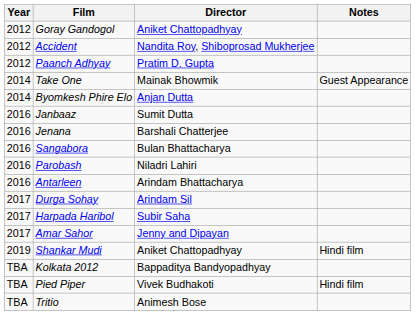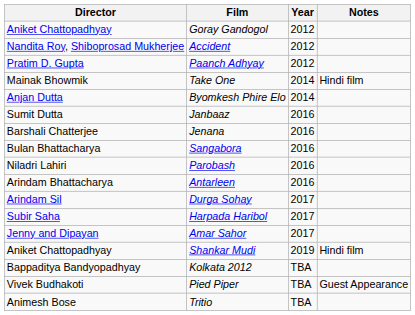columns swapped: (19, 13) <-> (226, 13)
(364, 81) Guest Appearance -> (341, 81) Hindi film
(341, 285) Hindi film -> (364, 285) Guest Appearance
